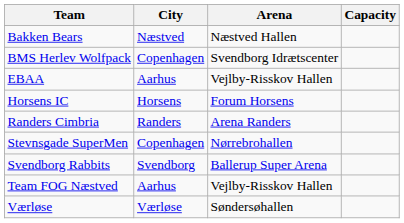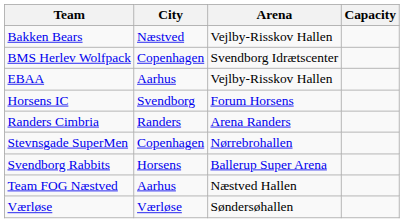(254, 36) Næstved Hallen -> (271, 36) Vejlby-Risskov Hallen
(159, 100) Horsens -> (166, 100) Svendborg
(166, 164) Svendborg -> (159, 164) Horsens
(271, 185) Vejlby-Risskov Hallen -> (254, 185) Næstved Hallen
